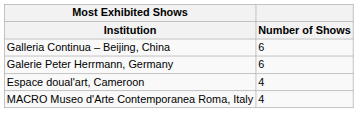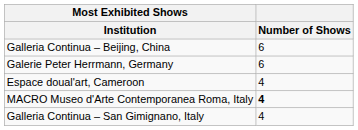(261, 99) normal -> (261, 99) bold
+ row: (105, 116)
